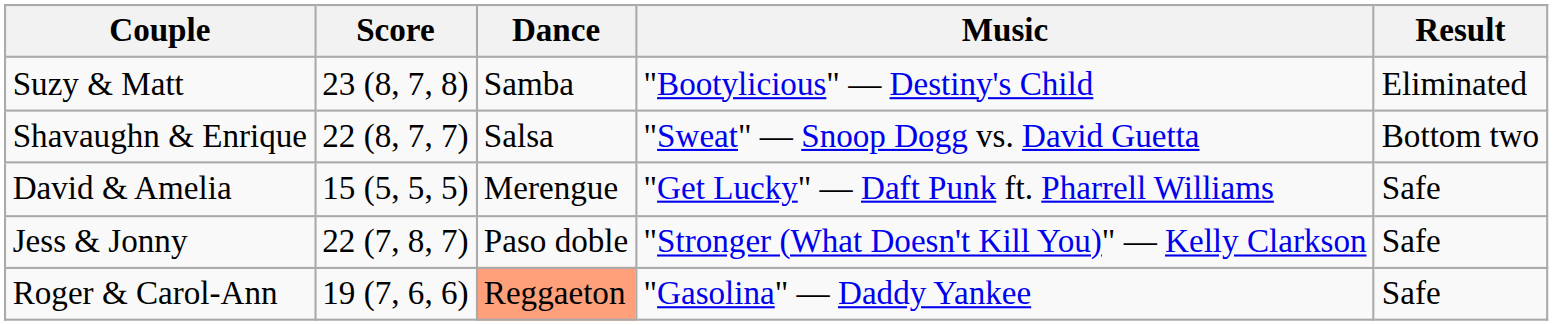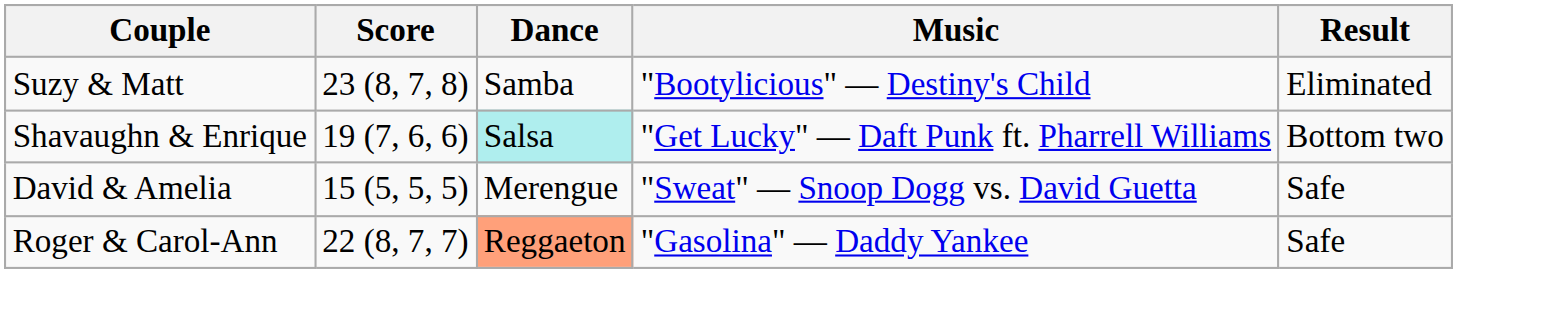(395, 135) 22 (8, 7, 7) -> (395, 135) 19 (7, 6, 6)
(519, 135) no background -> (519, 135) paleturquoise background
(922, 135) "Sweat" — Snoop Dogg vs. David Guetta -> (956, 135) "Get Lucky" — Daft Punk ft. Pharrell Williams
(959, 188) "Get Lucky" — Daft Punk ft. Pharrell Williams -> (919, 188) "Sweat" — Snoop Dogg vs. David Guetta
- row: (100, 240)
(395, 293) 19 (7, 6, 6) -> (395, 240) 22 (8, 7, 7)
